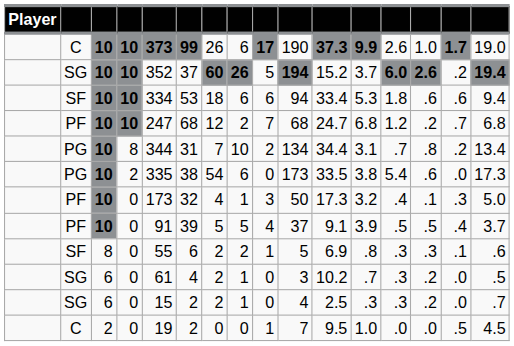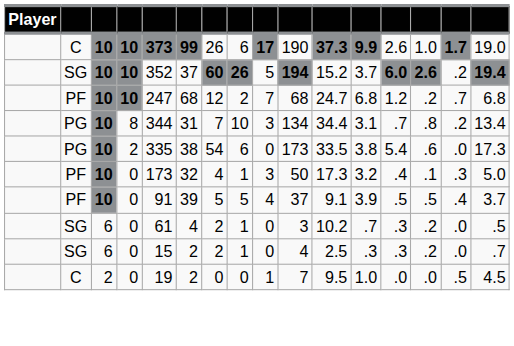- row: (76, 98)
(270, 149) 2 -> (270, 124) 3
- row: (76, 251)
